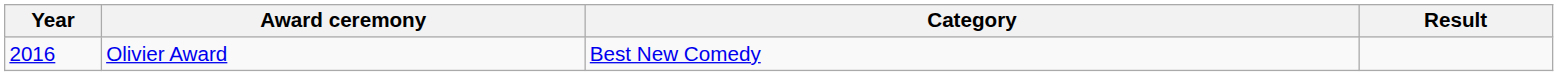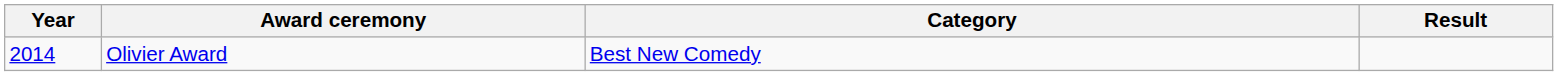(32, 53) 2016 -> (32, 53) 2014
